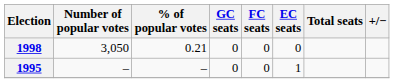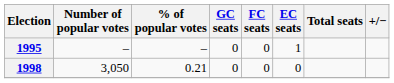rows swapped: (29, 68) <-> (29, 48)
